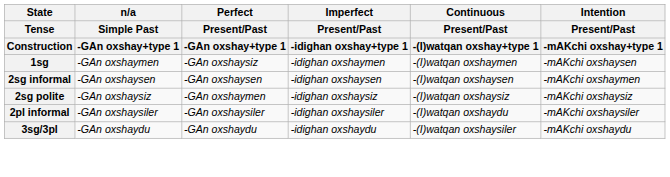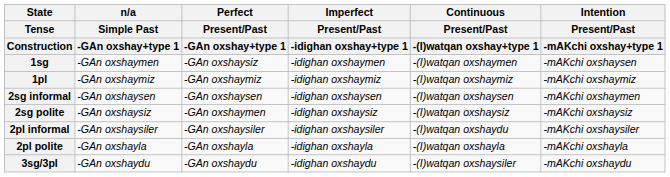+ row: (40, 79)
+ row: (40, 146)
